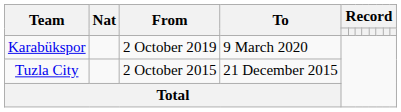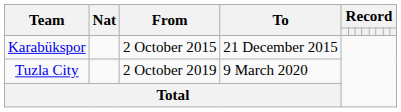(170, 47) 2 October 2019 -> (170, 47) 2 October 2015
(266, 47) 9 March 2020 -> (281, 47) 21 December 2015
(170, 71) 2 October 2015 -> (170, 71) 2 October 2019
(281, 71) 21 December 2015 -> (266, 71) 9 March 2020
